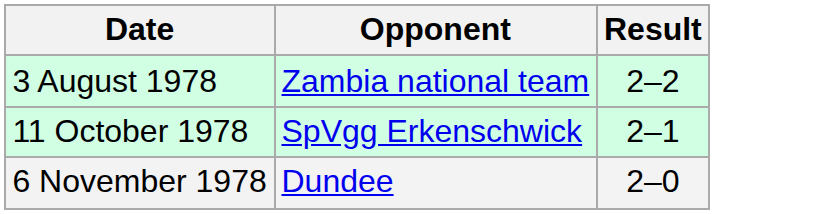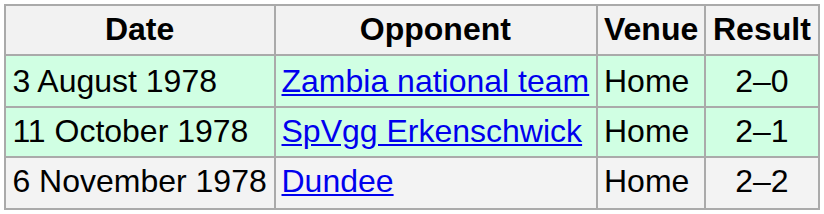+ column: (651, 29)
(653, 80) 2–2 -> (762, 80) 2–0
(653, 182) 2–0 -> (762, 182) 2–2
